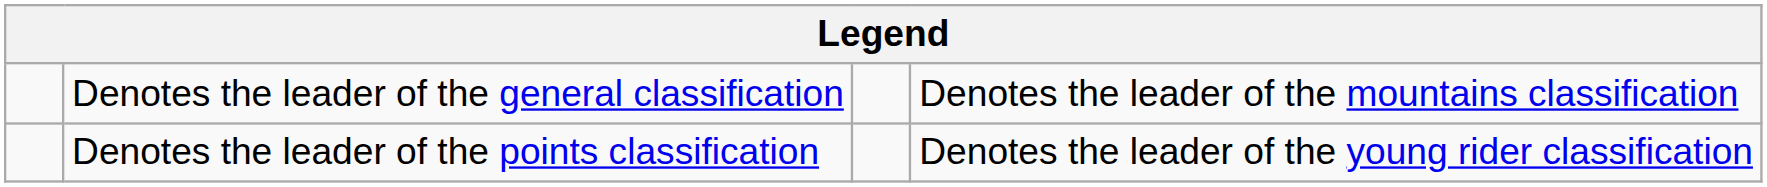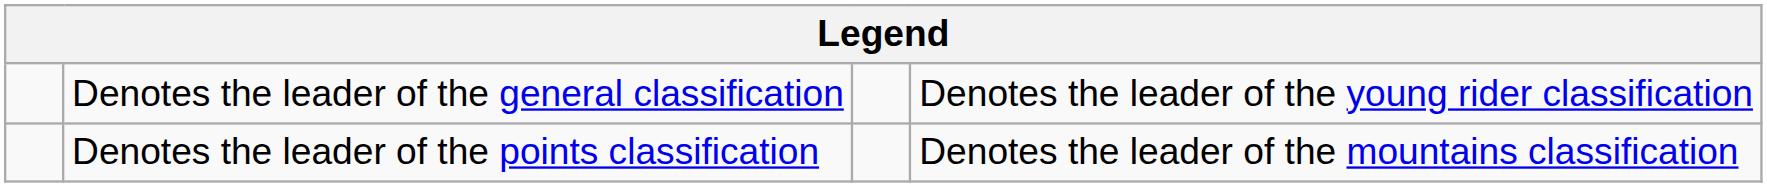(1329, 92) Denotes the leader of the mountains classification -> (1336, 92) Denotes the leader of the young rider classification
(1336, 151) Denotes the leader of the young rider classification -> (1329, 151) Denotes the leader of the mountains classification
